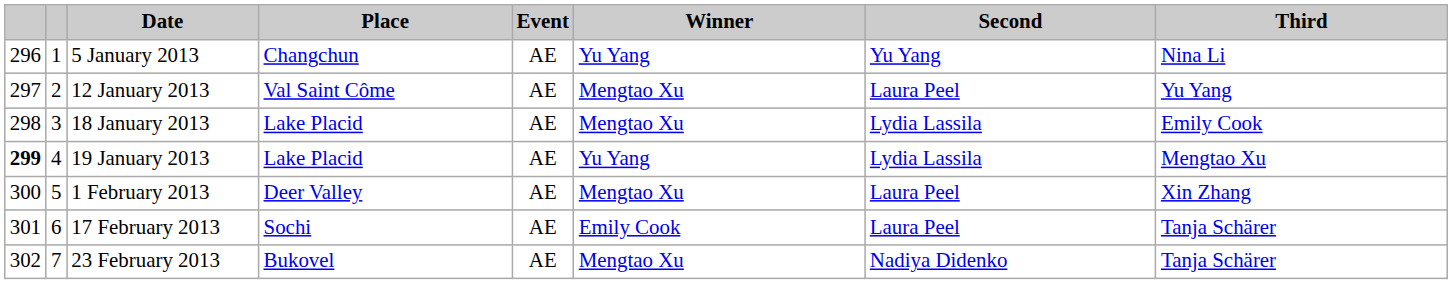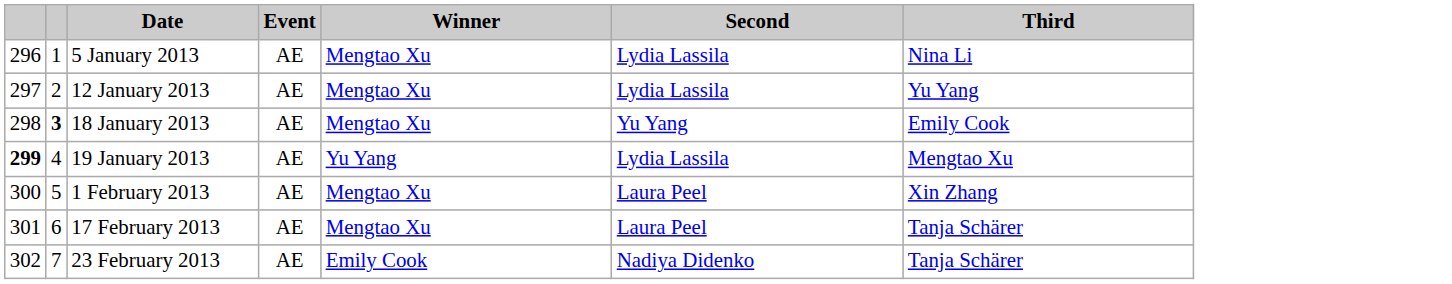- column: (385, 21)
(614, 55) Yu Yang -> (378, 55) Mengtao Xu
(905, 55) Yu Yang -> (673, 55) Lydia Lassila
(915, 89) Laura Peel -> (673, 89) Lydia Lassila
(56, 123) normal -> (56, 123) bold
(926, 123) Lydia Lassila -> (652, 123) Yu Yang
(630, 226) Emily Cook -> (378, 226) Mengtao Xu
(631, 260) Mengtao Xu -> (376, 260) Emily Cook
